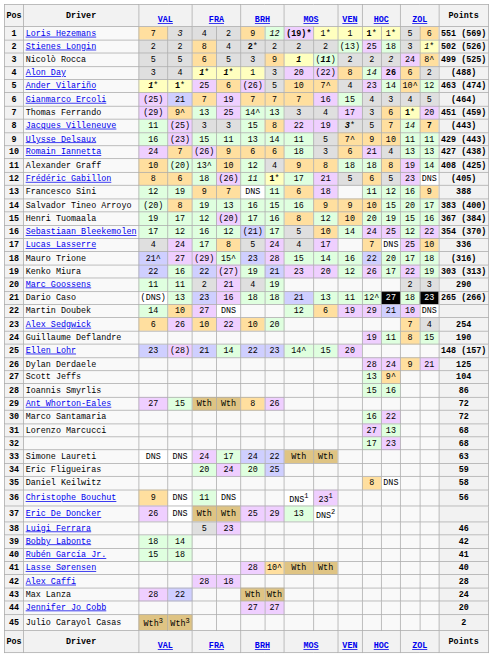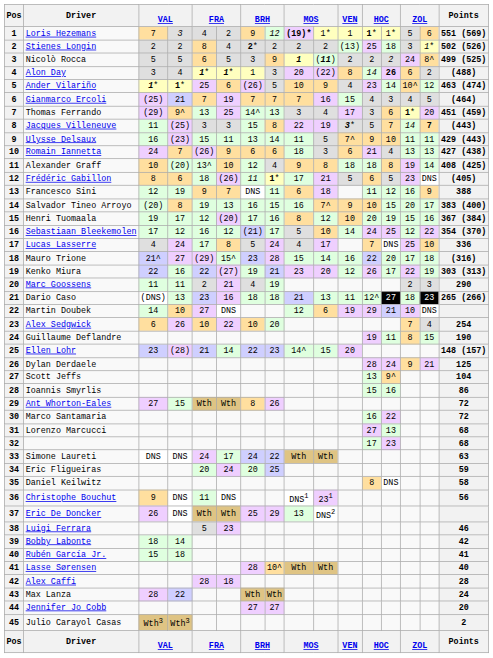(326, 86) 7^ -> (326, 86) 9
(326, 205) 9 -> (326, 205) 7^
